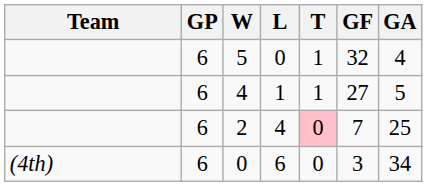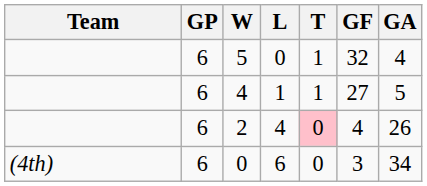(358, 127) 7 -> (358, 127) 4
(400, 127) 25 -> (400, 127) 26
